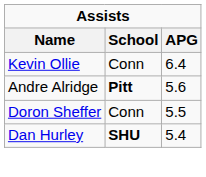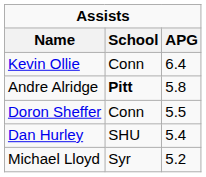(176, 87) 5.6 -> (176, 87) 5.8
(124, 135) bold -> (124, 135) normal
+ row: (54, 159)
